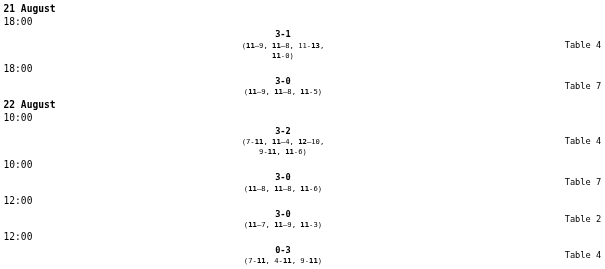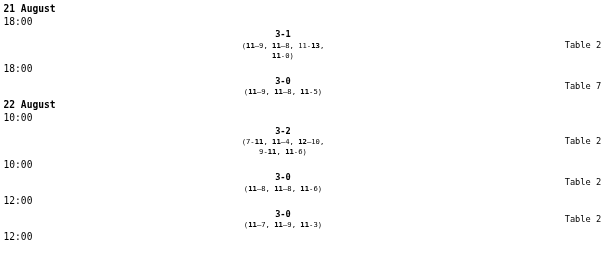(583, 45) Table 4 -> (583, 45) Table 2
(583, 141) Table 4 -> (583, 141) Table 2
(583, 183) Table 7 -> (583, 183) Table 2
- row: (119, 255)
